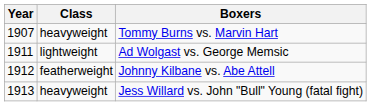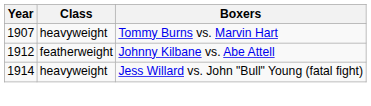- row: (203, 52)
(21, 91) 1913 -> (21, 71) 1914
